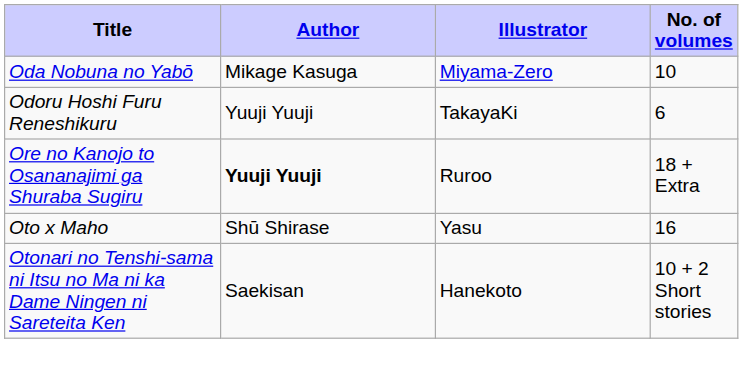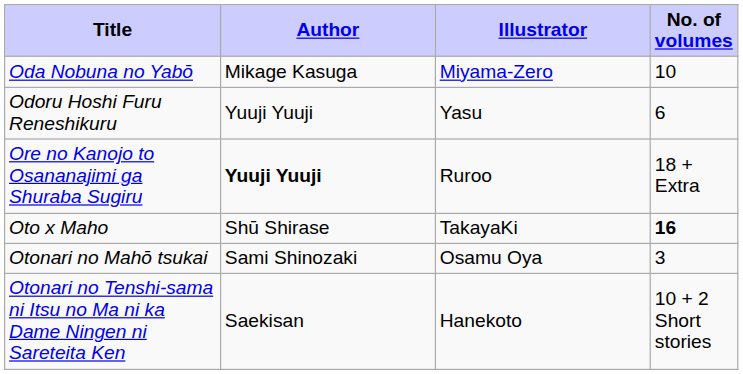(479, 113) TakayaKi -> (461, 113) Yasu
(461, 227) Yasu -> (479, 227) TakayaKi
(666, 227) normal -> (666, 227) bold
+ row: (108, 258)
